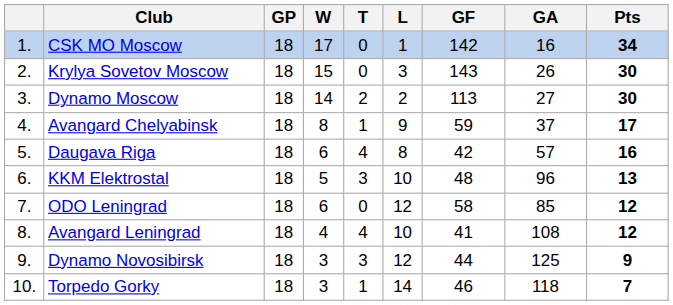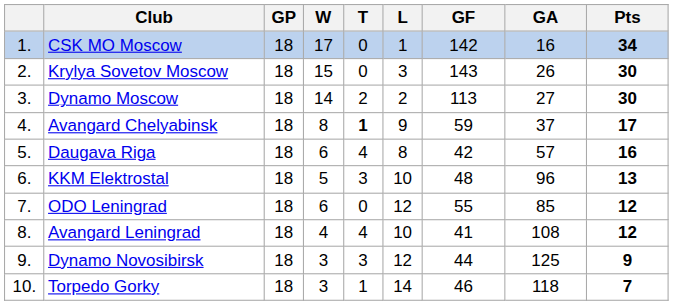(363, 125) normal -> (363, 125) bold
(463, 206) 58 -> (463, 206) 55
